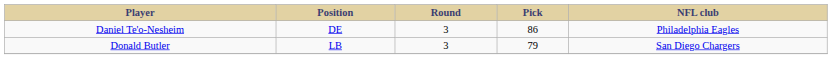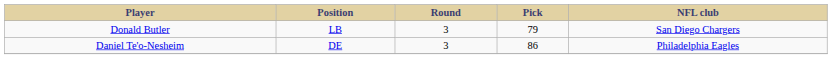rows swapped: (140, 45) <-> (140, 29)
